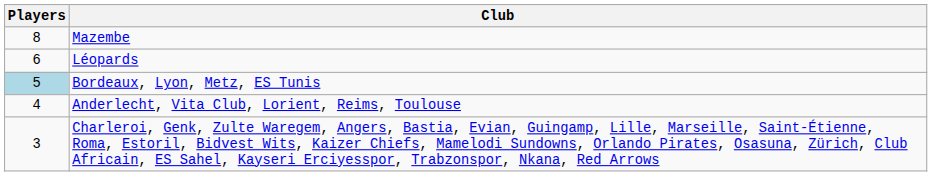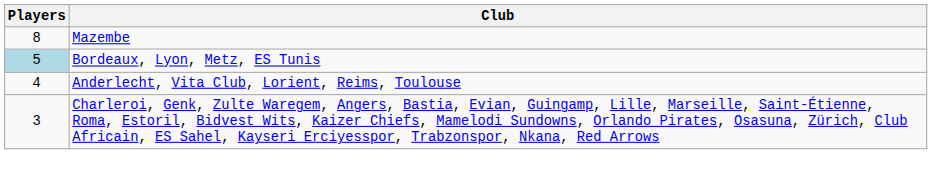- row: (105, 61)
